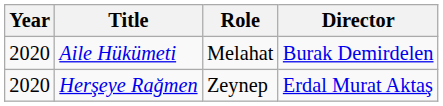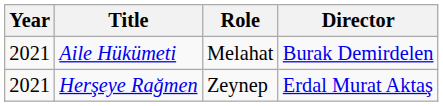(30, 52) 2020 -> (30, 52) 2021
(30, 85) 2020 -> (30, 85) 2021
